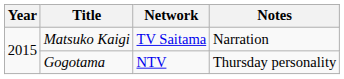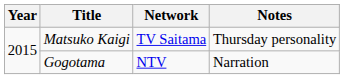(241, 39) Narration -> (275, 39) Thursday personality
(275, 62) Thursday personality -> (241, 62) Narration
